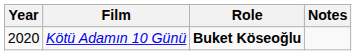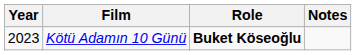(24, 38) 2020 -> (24, 38) 2023
